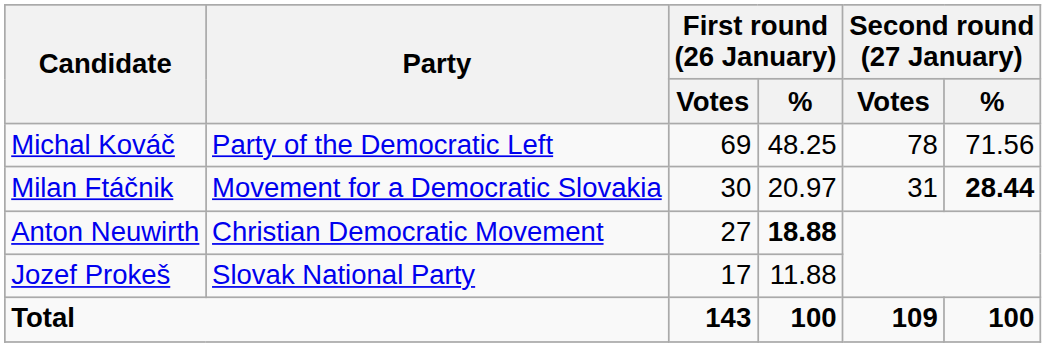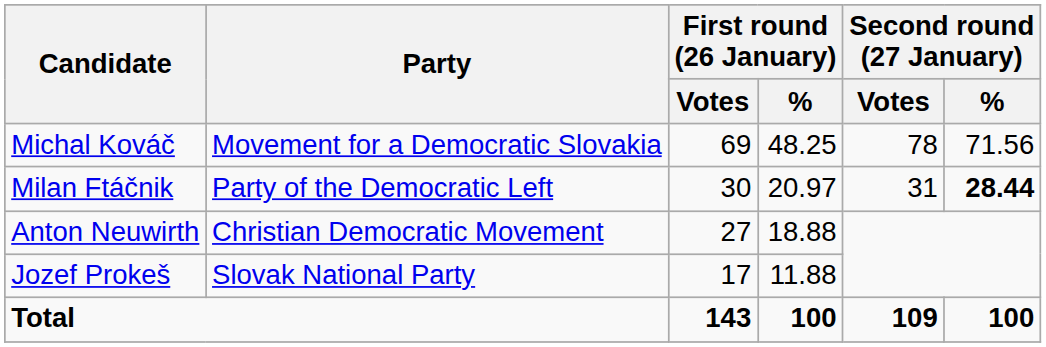(383, 144) Party of the Democratic Left -> (437, 144) Movement for a Democratic Slovakia
(437, 188) Movement for a Democratic Slovakia -> (383, 188) Party of the Democratic Left
(802, 231) bold -> (802, 231) normal
